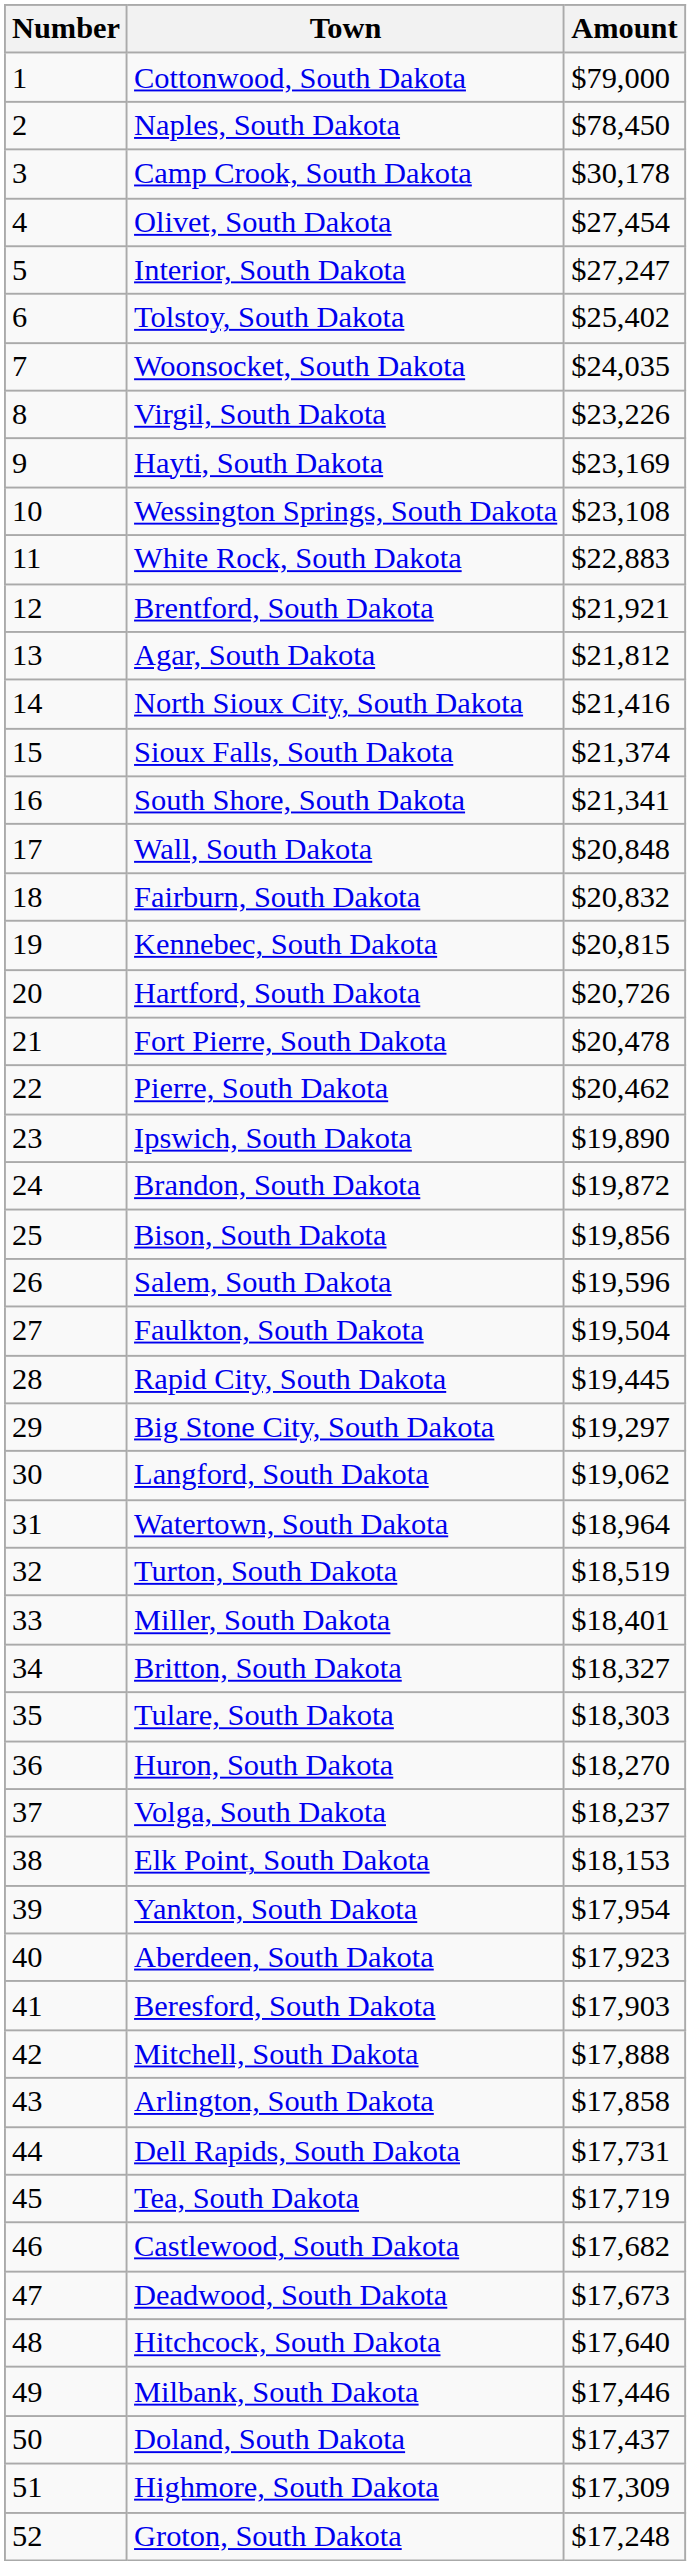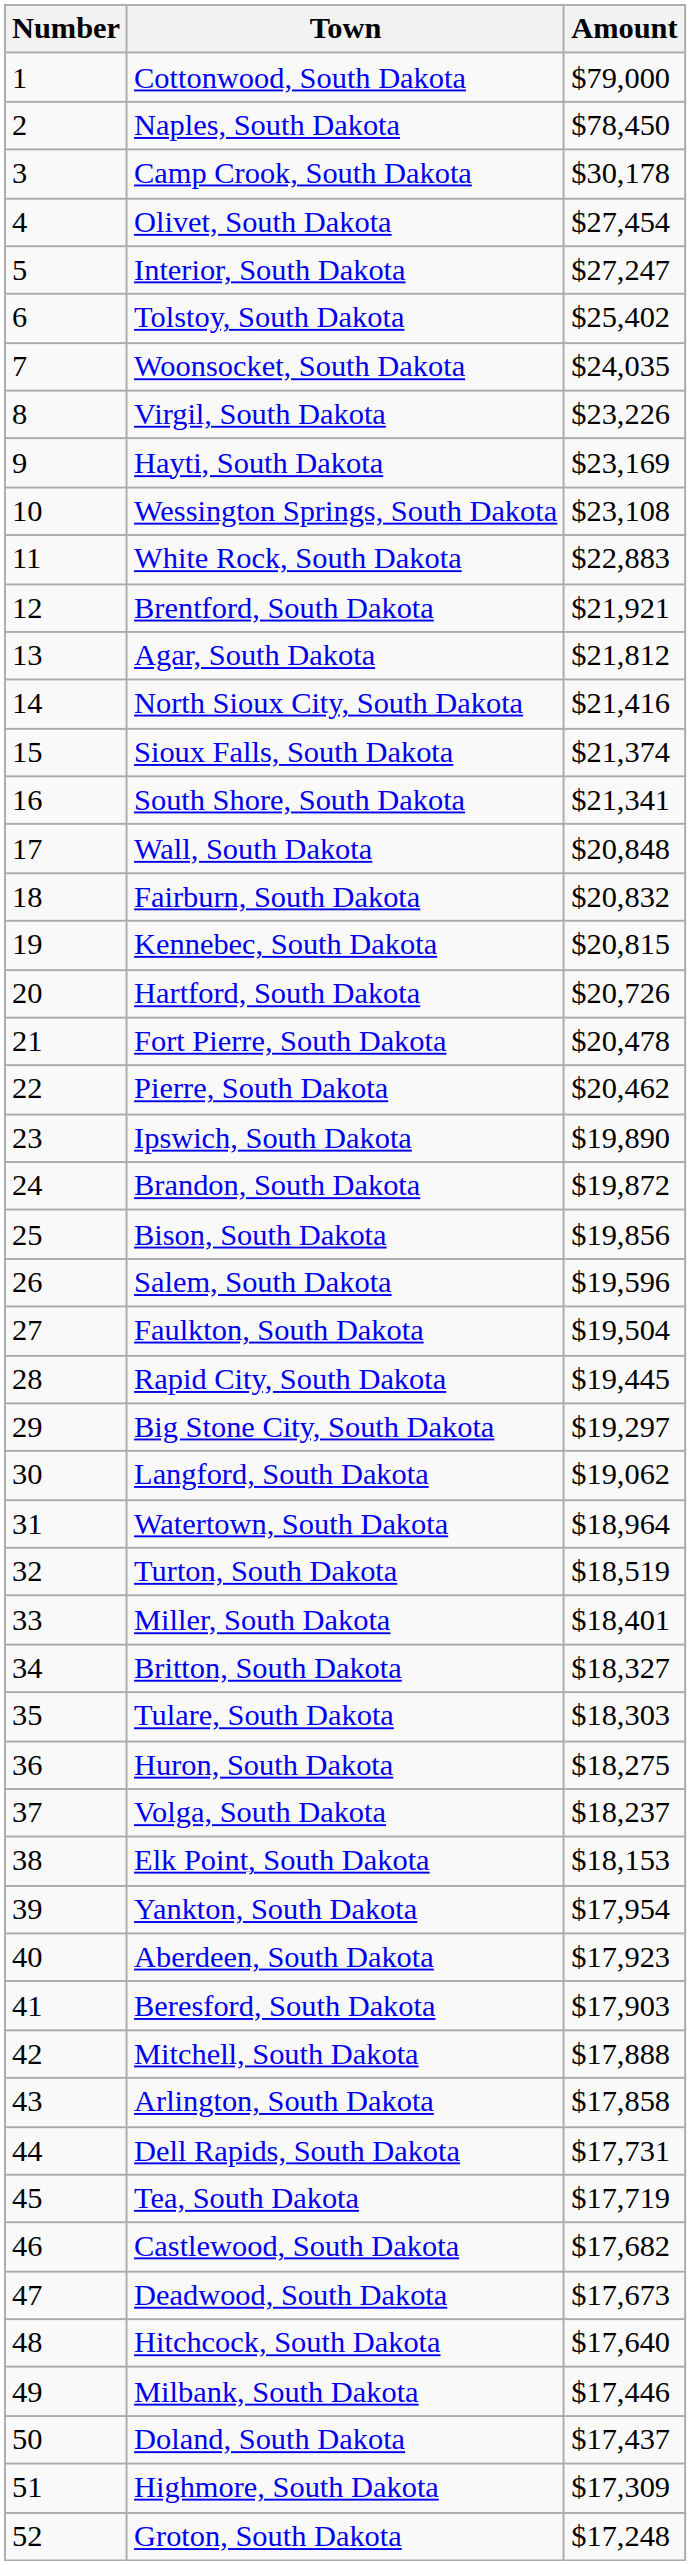(621, 1764) $18,270 -> (621, 1764) $18,275
